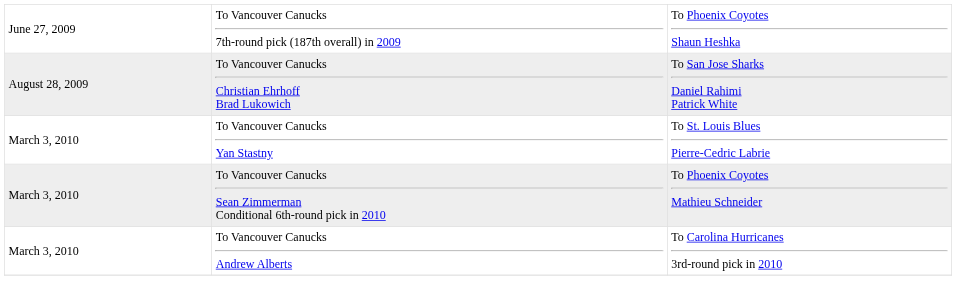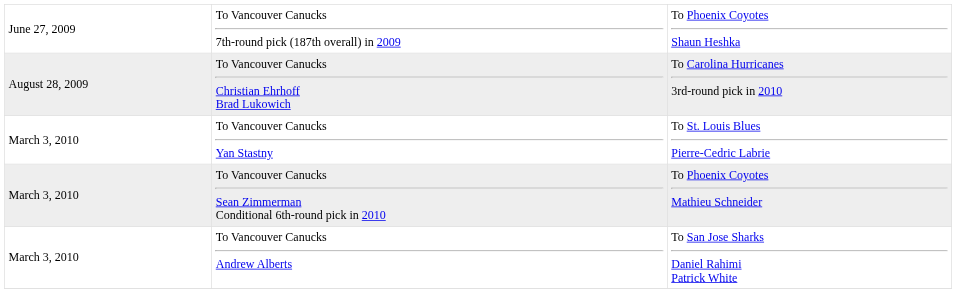(809, 84) To San Jose Sharks Daniel Rahimi Patrick White -> (809, 77) To Carolina Hurricanes 3rd-round pick in 2010
(809, 250) To Carolina Hurricanes 3rd-round pick in 2010 -> (809, 257) To San Jose Sharks Daniel Rahimi Patrick White
